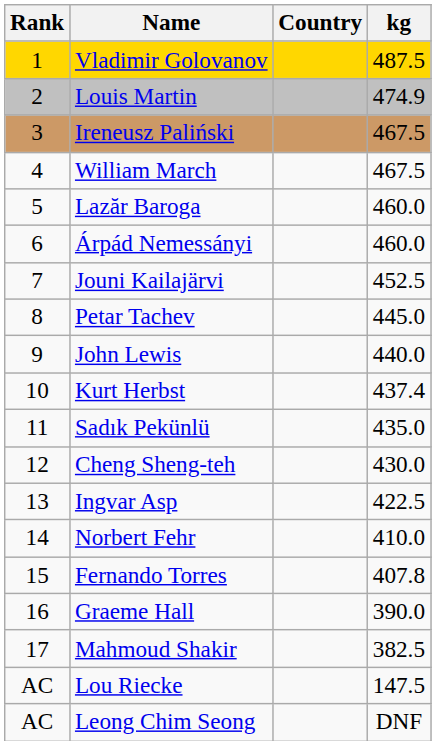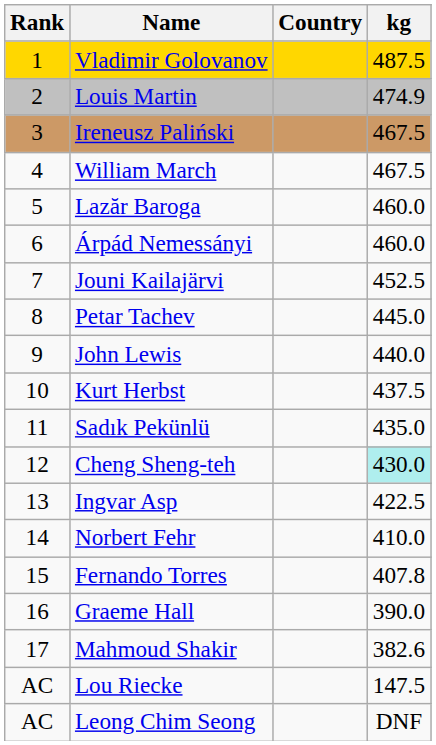(399, 390) 437.4 -> (399, 390) 437.5
(399, 464) no background -> (399, 464) paleturquoise background
(399, 648) 382.5 -> (399, 648) 382.6
